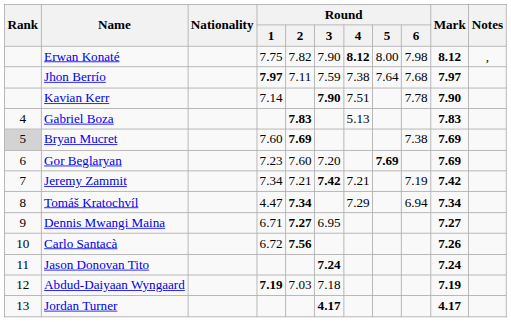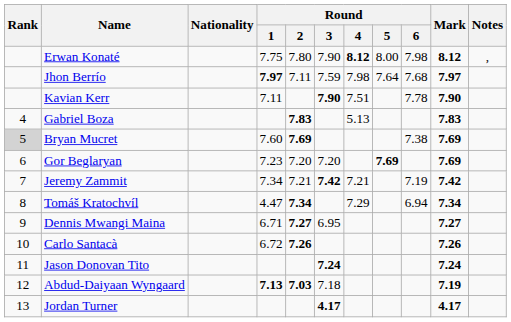(300, 56) 7.82 -> (300, 56) 7.80
(358, 77) 7.38 -> (358, 77) 7.98
(271, 98) 7.14 -> (271, 98) 7.11
(300, 160) 7.60 -> (300, 160) 7.20
(300, 243) 7.56 -> (300, 243) 7.26
(271, 285) 7.19 -> (271, 285) 7.13
(300, 285) normal -> (300, 285) bold
